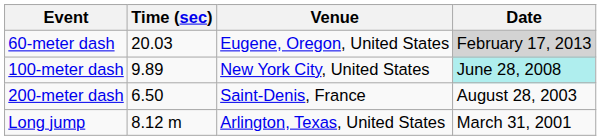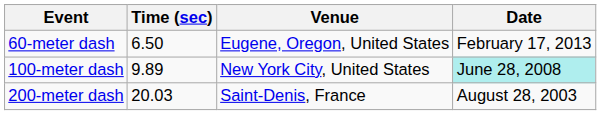(152, 43) 20.03 -> (147, 43) 6.50
(524, 43) lightgrey background -> (524, 43) no background
(147, 95) 6.50 -> (152, 95) 20.03
- row: (47, 122)
